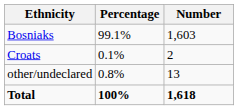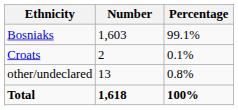columns swapped: (199, 14) <-> (130, 14)
